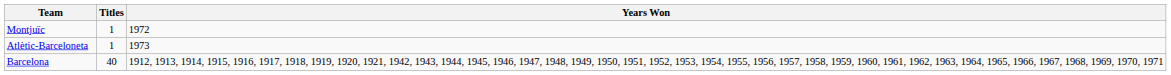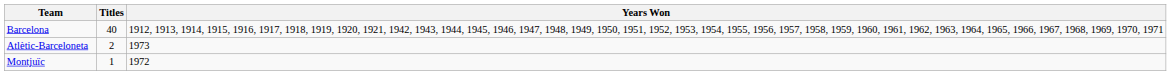rows swapped: (28, 62) <-> (26, 29)
(112, 45) 1 -> (112, 45) 2
